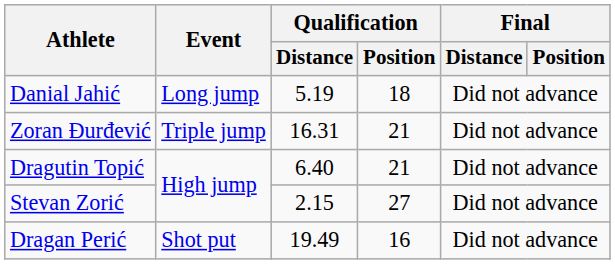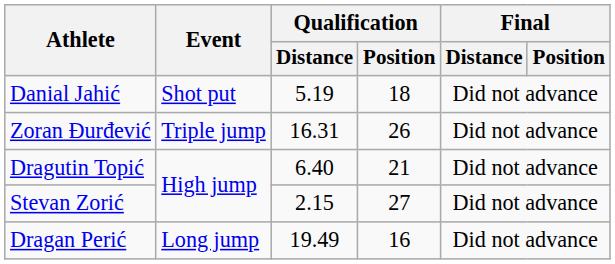(210, 94) Long jump -> (199, 94) Shot put
(399, 130) 21 -> (399, 130) 26
(199, 240) Shot put -> (210, 240) Long jump
